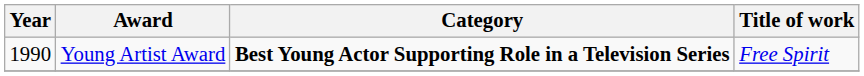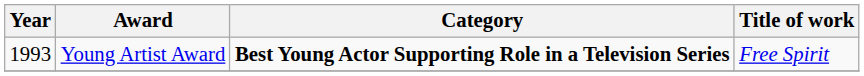(30, 53) 1990 -> (30, 53) 1993
